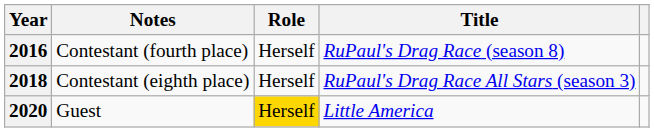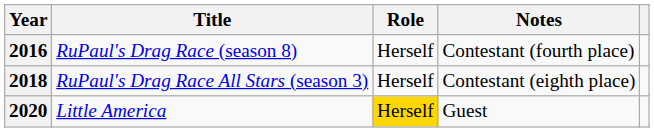columns swapped: (479, 19) <-> (153, 19)
